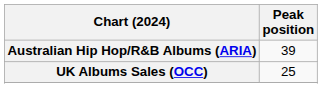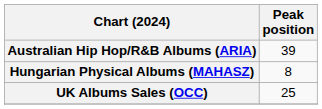+ row: (132, 72)
